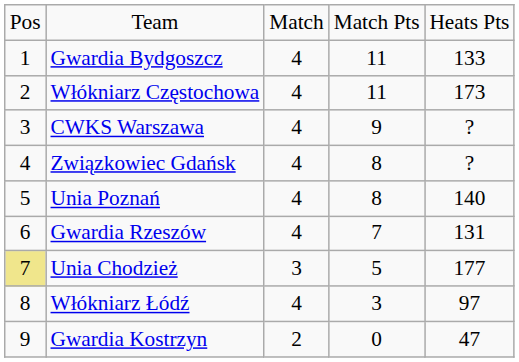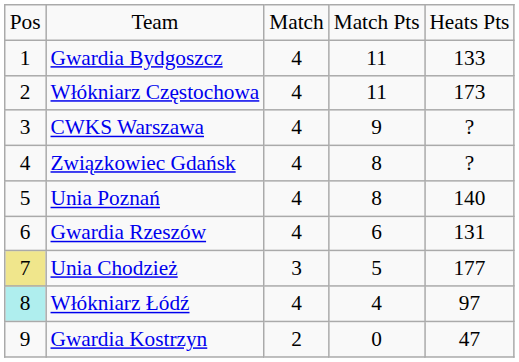(377, 233) 7 -> (377, 233) 6
(25, 303) no background -> (25, 303) paleturquoise background
(377, 303) 3 -> (377, 303) 4
